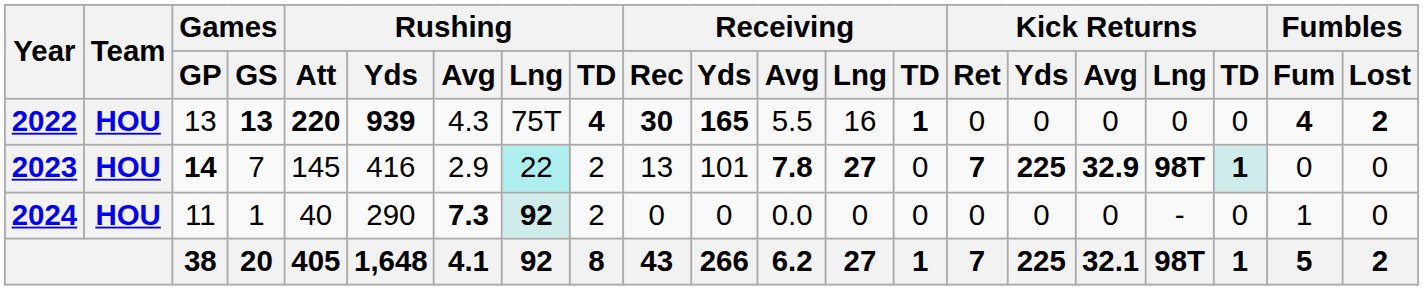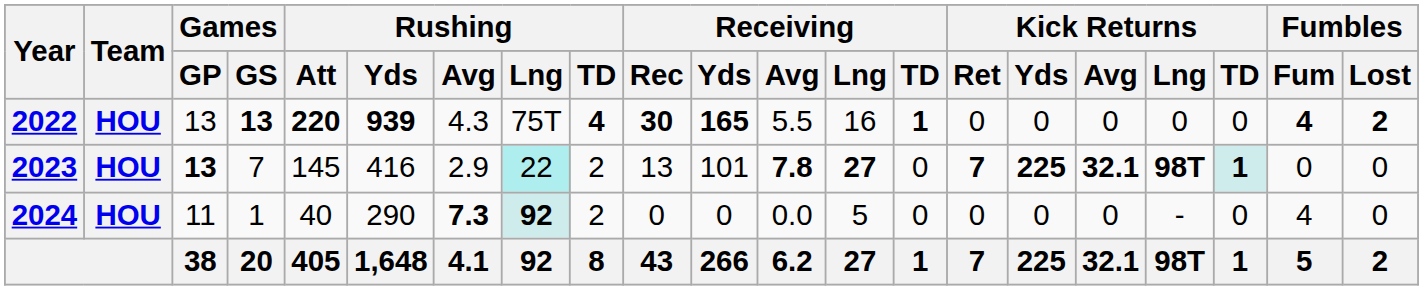(200, 167) 14 -> (200, 167) 13
(1111, 167) 32.9 -> (1111, 167) 32.1
(860, 214) 0 -> (860, 214) 5
(1304, 214) 1 -> (1304, 214) 4
